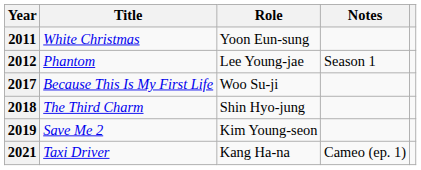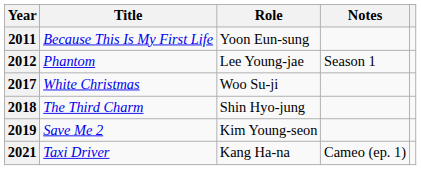(91, 38) White Christmas -> (128, 38) Because This Is My First Life
(128, 84) Because This Is My First Life -> (91, 84) White Christmas
